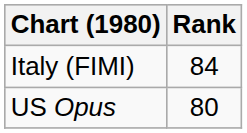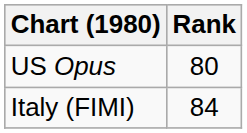rows swapped: (73, 66) <-> (63, 107)
